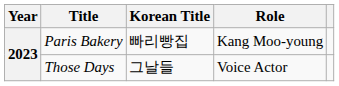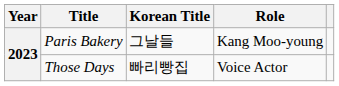(159, 40) 빠리빵집 -> (152, 40) 그날들
(152, 67) 그날들 -> (159, 67) 빠리빵집
